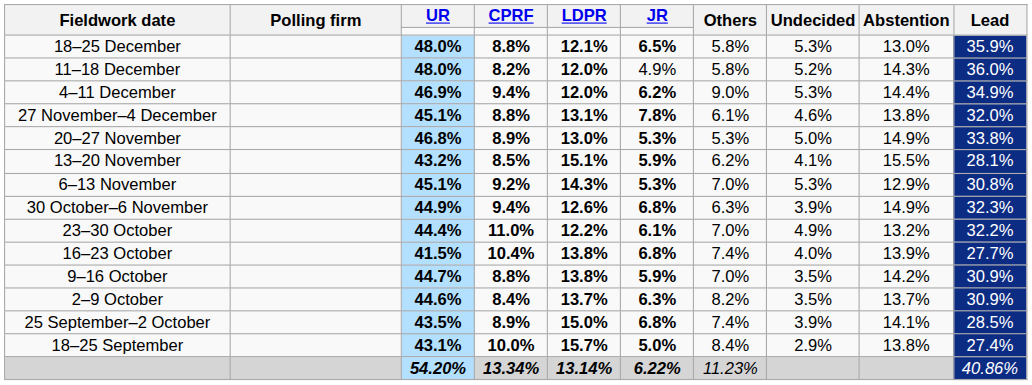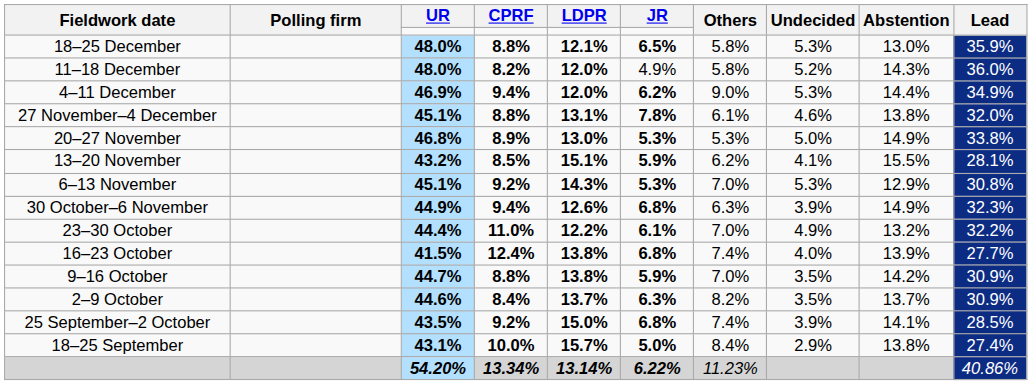(511, 253) 10.4% -> (511, 253) 12.4%
(511, 322) 8.9% -> (511, 322) 9.2%
